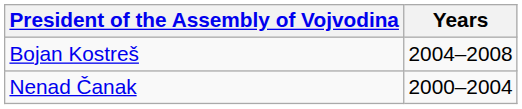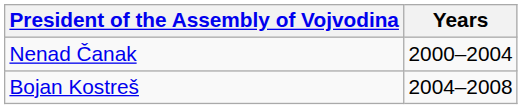rows swapped: (73, 86) <-> (74, 53)
